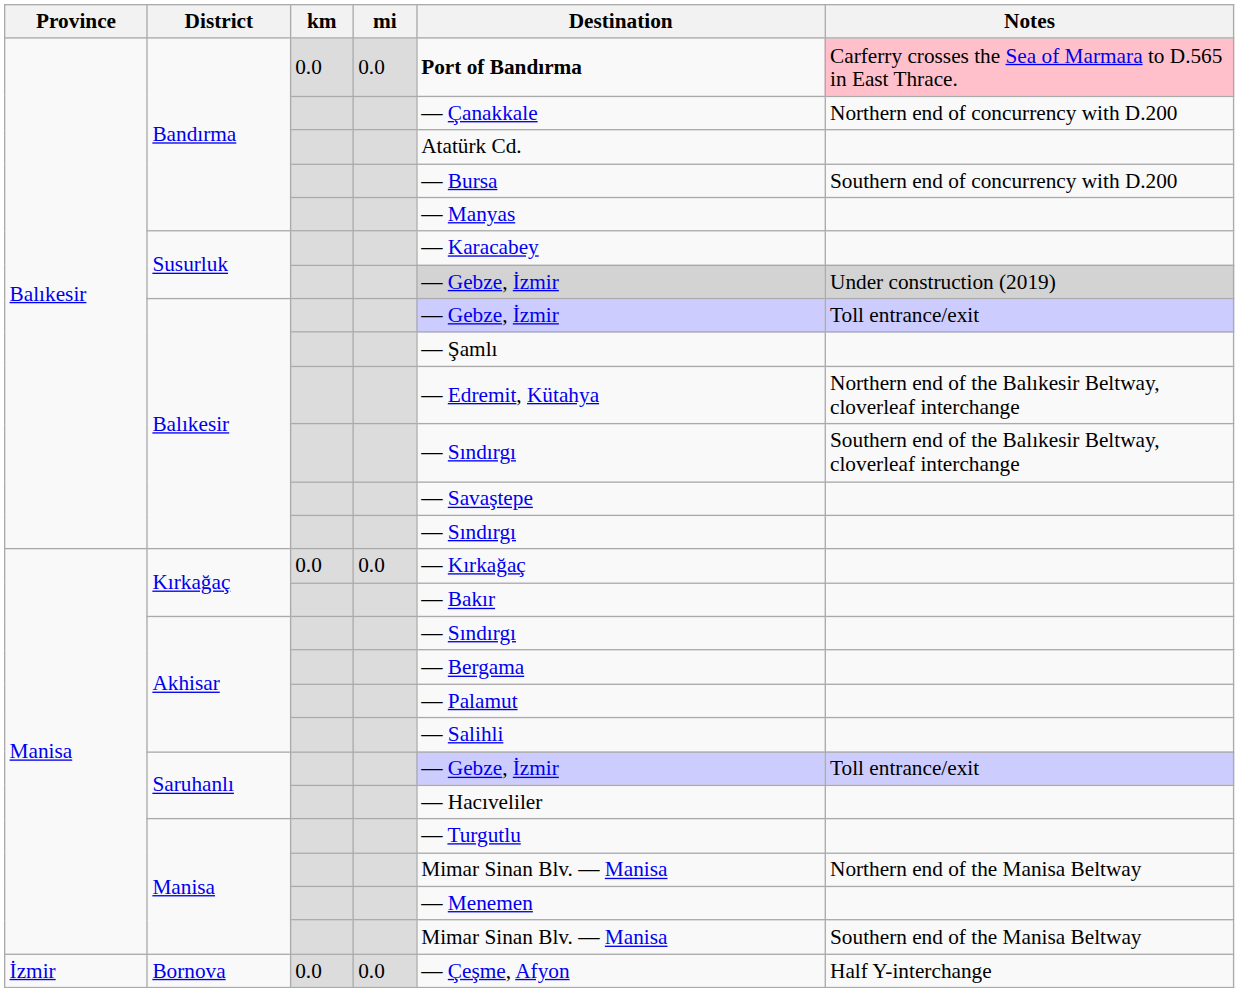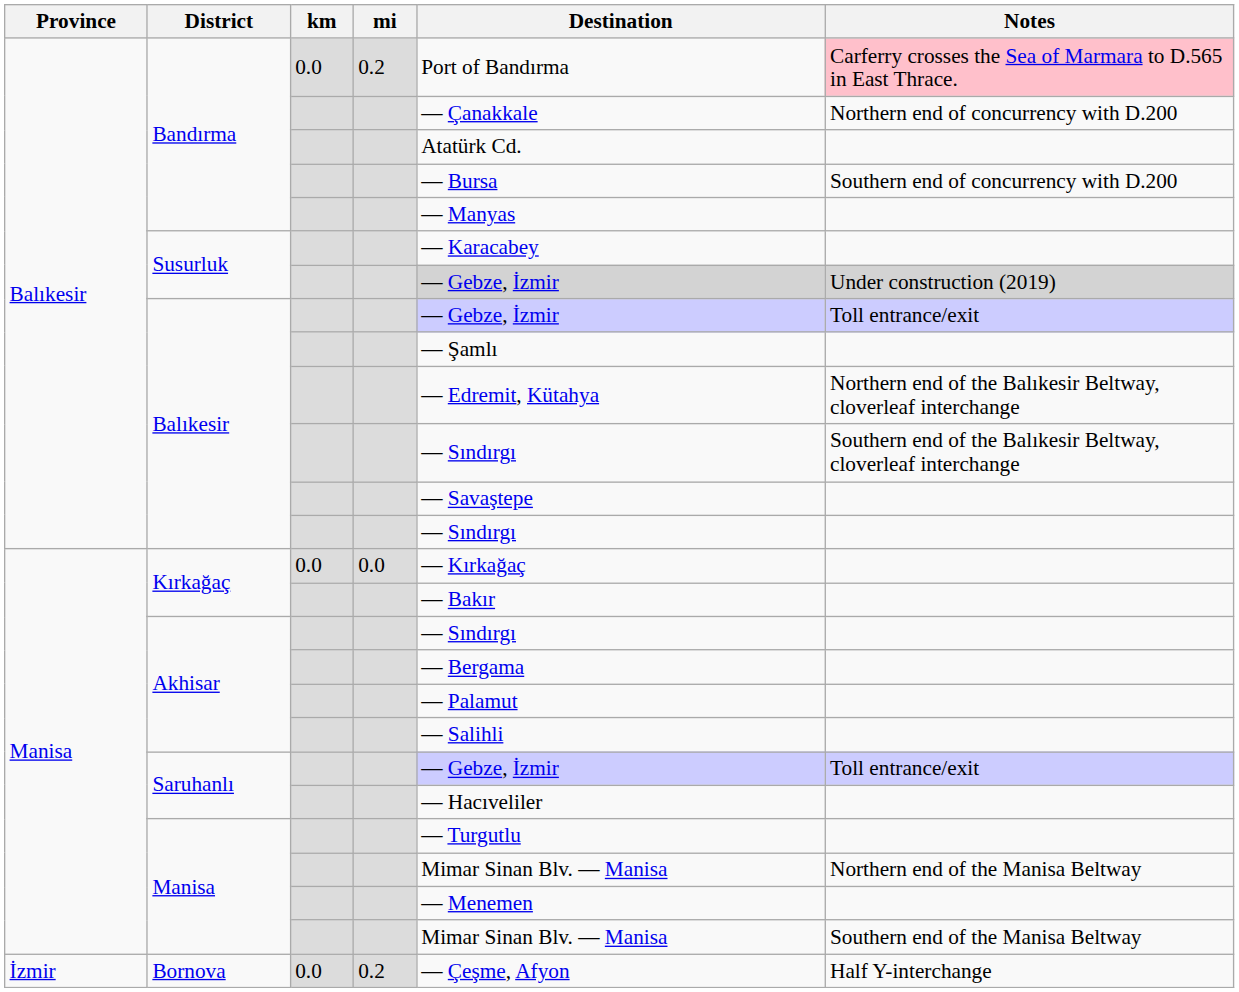(371, 67) 0.0 -> (371, 67) 0.2
(502, 67) bold -> (495, 67) normal
(371, 970) 0.0 -> (371, 970) 0.2
